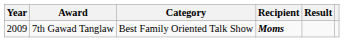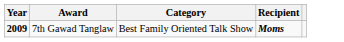- column: (318, 12)
(17, 28) normal -> (17, 28) bold
